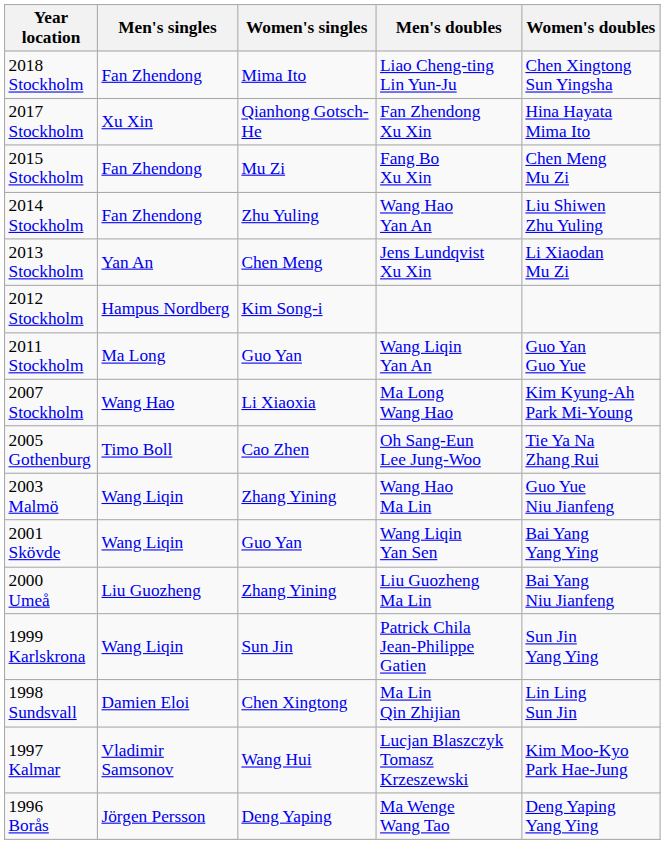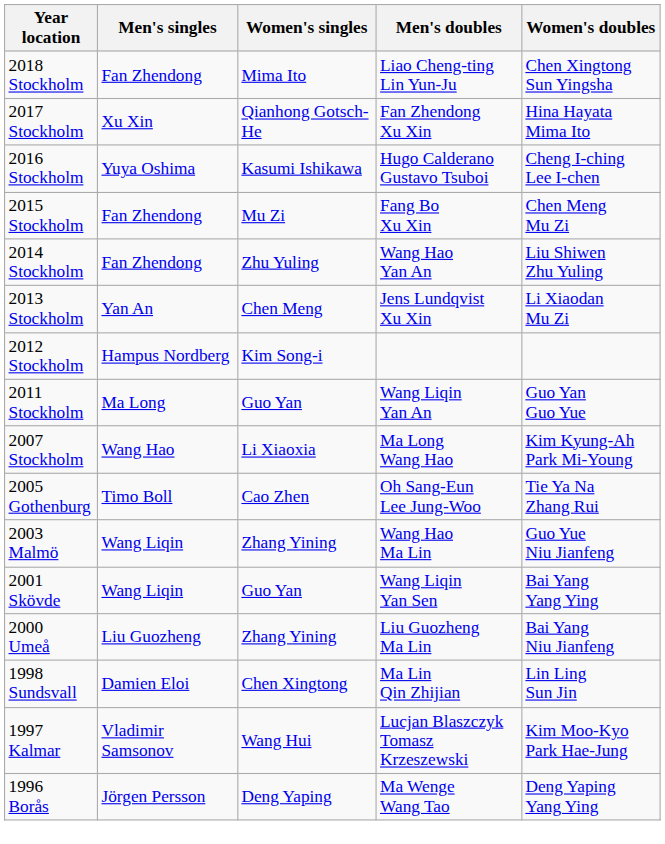+ row: (46, 168)
- row: (47, 646)
